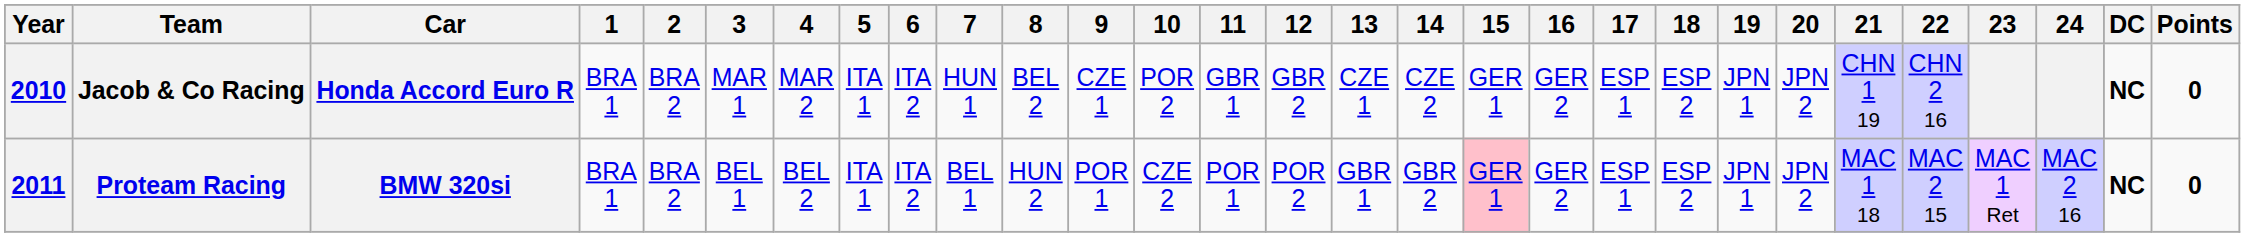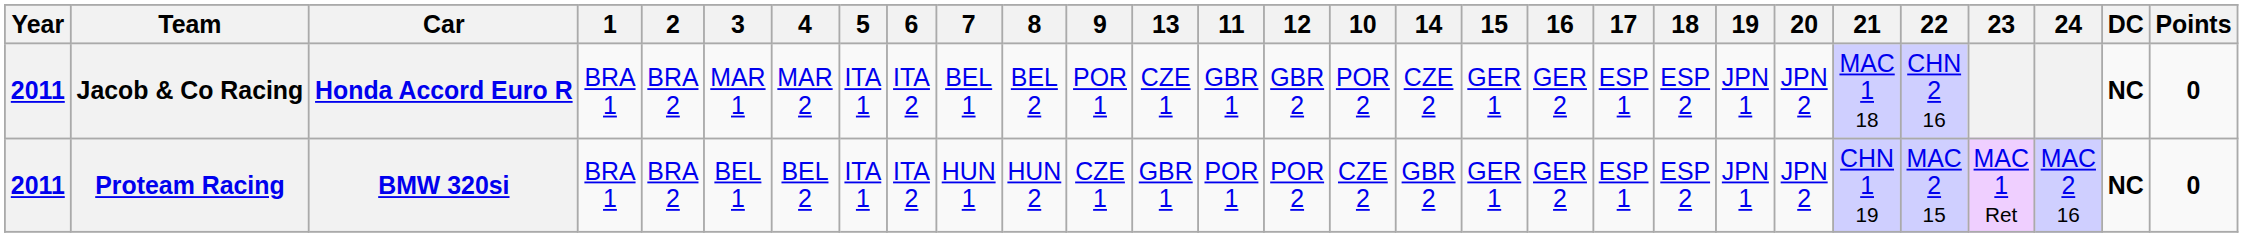columns swapped: (1167, 24) <-> (1364, 24)
(38, 91) 2010 -> (38, 91) 2011
(970, 91) HUN 1 -> (969, 91) BEL 1
(1101, 91) CZE 1 -> (1100, 91) POR 1
(1868, 90) CHN 1 19 -> (1867, 90) MAC 1 18
(970, 185) BEL 1 -> (969, 185) HUN 1
(1101, 185) POR 1 -> (1100, 185) CZE 1
(1496, 185) pink background -> (1494, 185) no background
(1868, 184) MAC 1 18 -> (1867, 184) CHN 1 19
